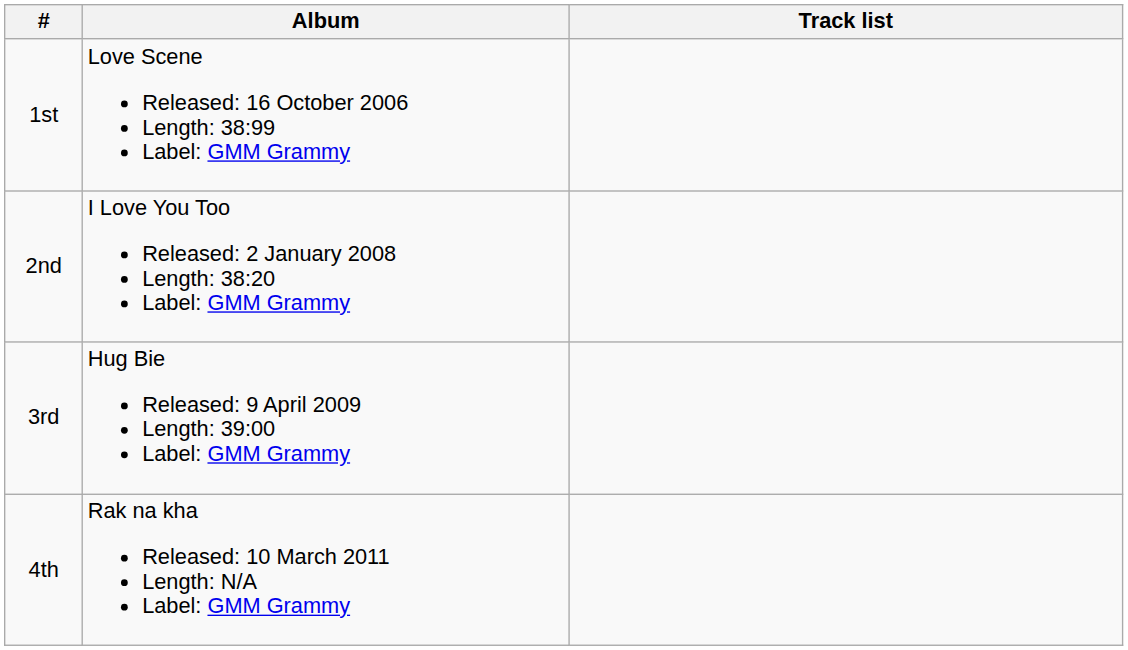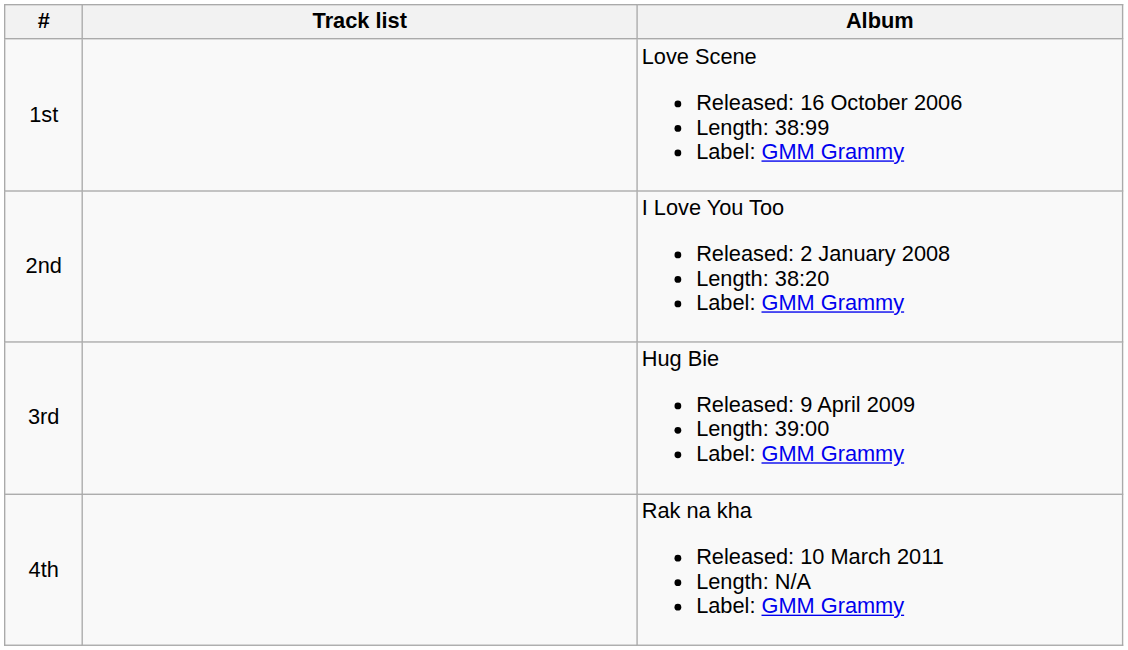columns swapped: (326, 21) <-> (846, 21)
